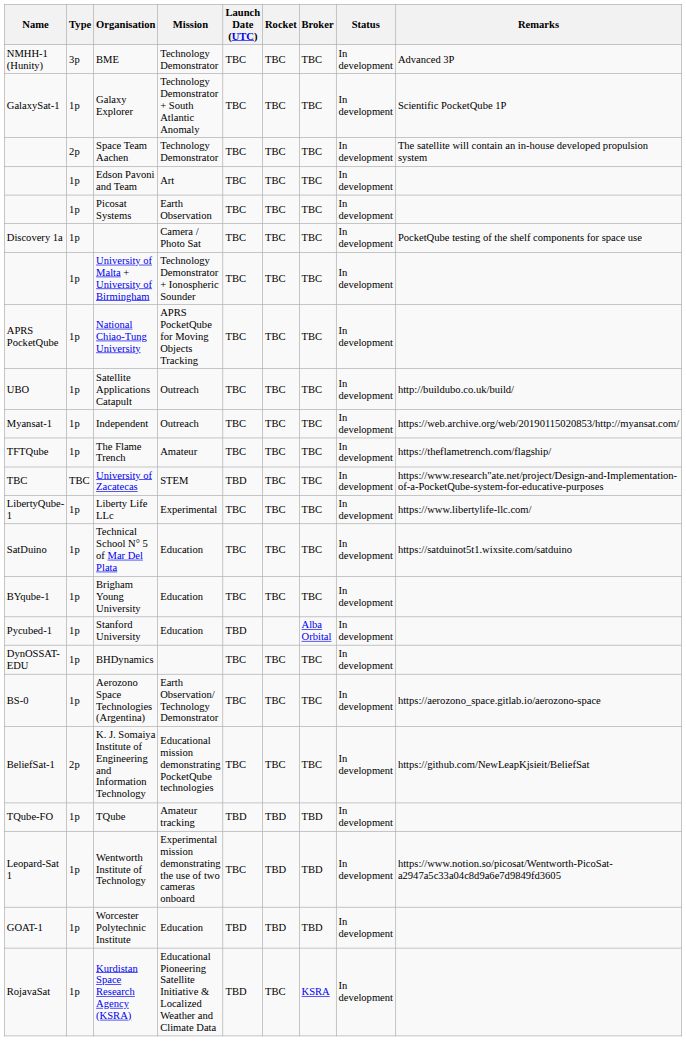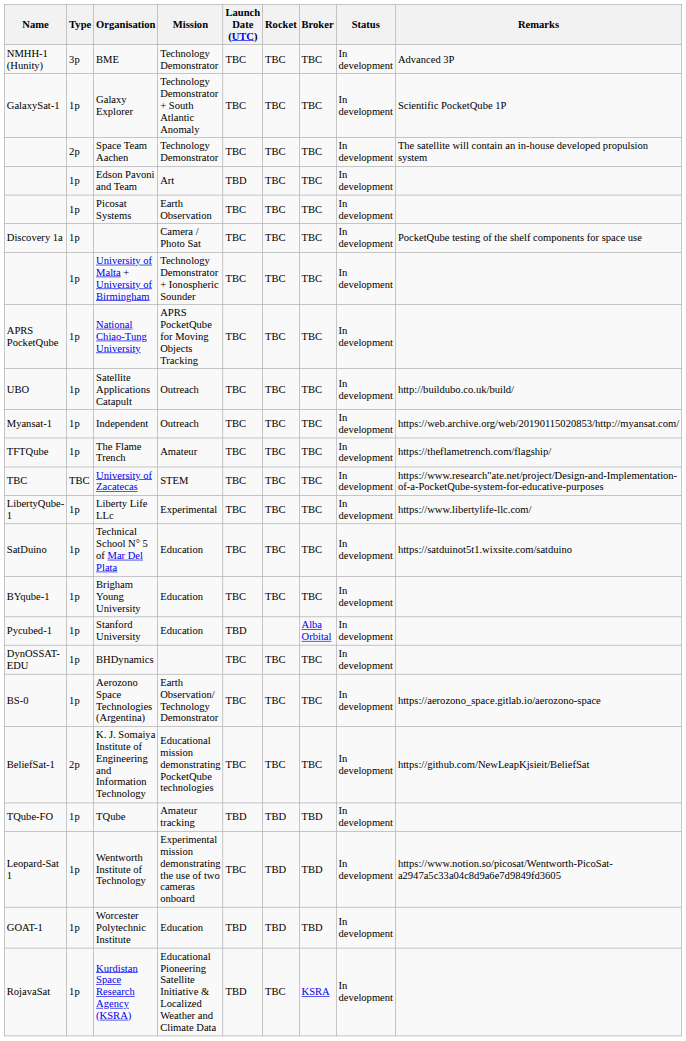(236, 180) TBC -> (236, 180) TBD
(236, 481) TBD -> (236, 481) TBC
